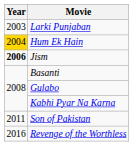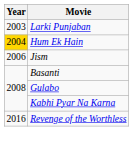(16, 57) bold -> (16, 57) normal
- row: (60, 118)
